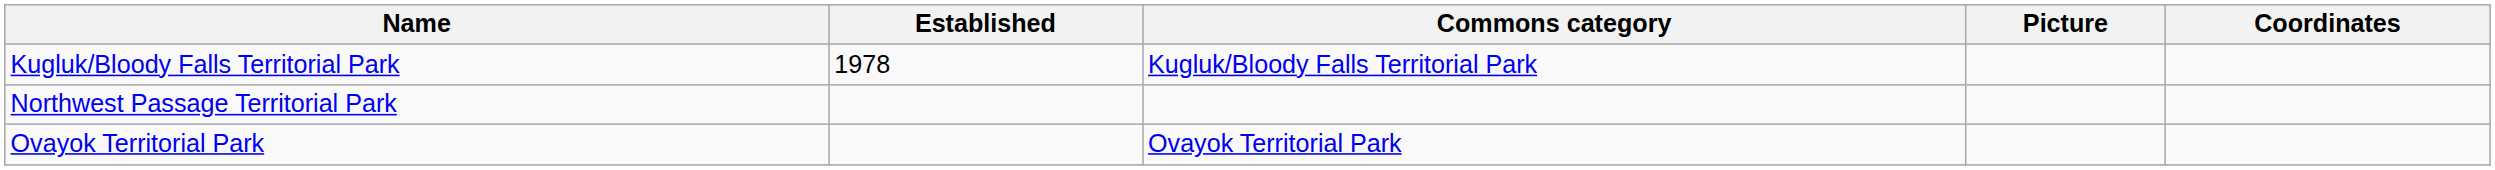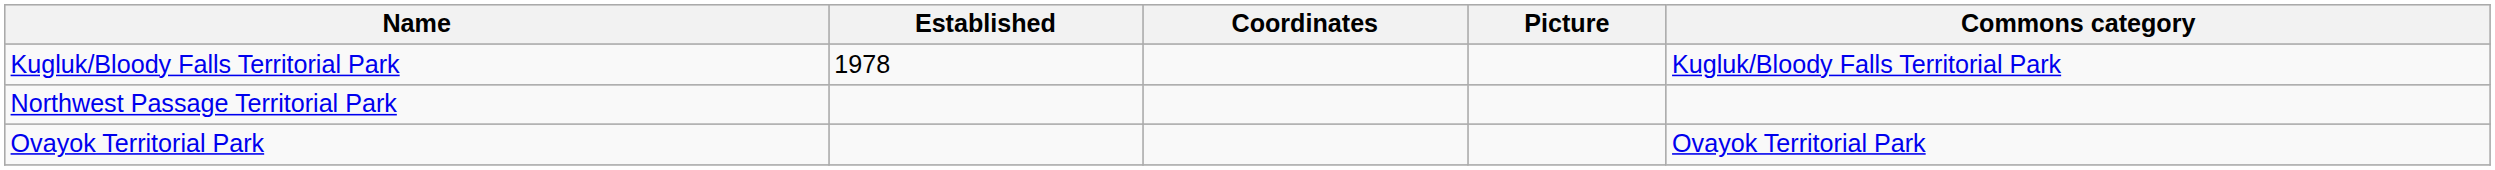columns swapped: (1554, 24) <-> (2328, 24)
